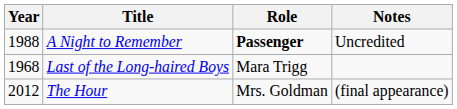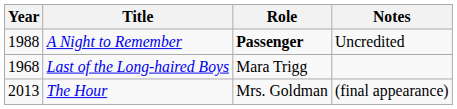(24, 91) 2012 -> (24, 91) 2013
